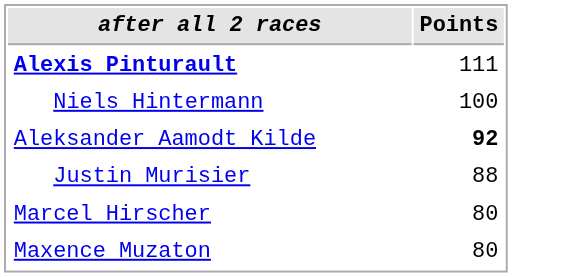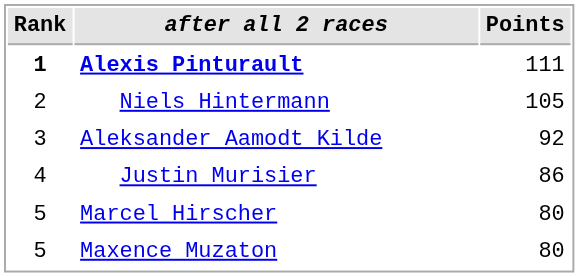+ column: (40, 26)
(479, 102) 100 -> (545, 102) 105
(485, 139) bold -> (552, 139) normal
(485, 176) 88 -> (552, 176) 86
